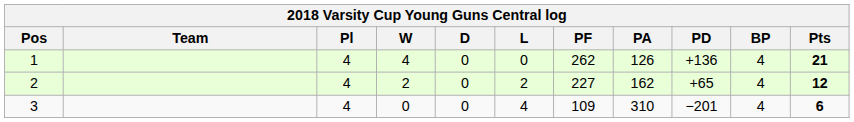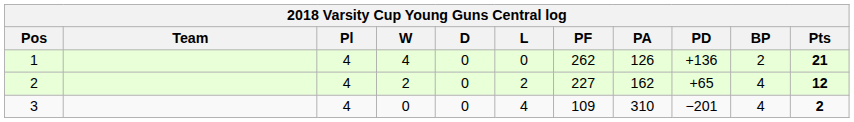(761, 60) 4 -> (761, 60) 2
(820, 106) 6 -> (820, 106) 2
